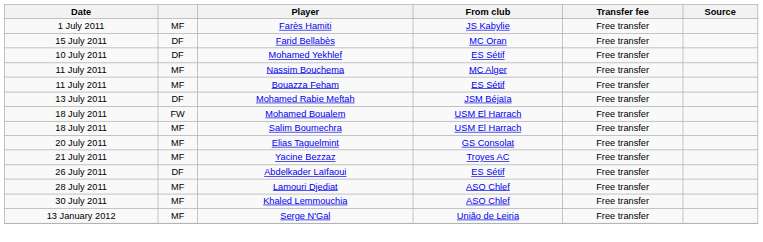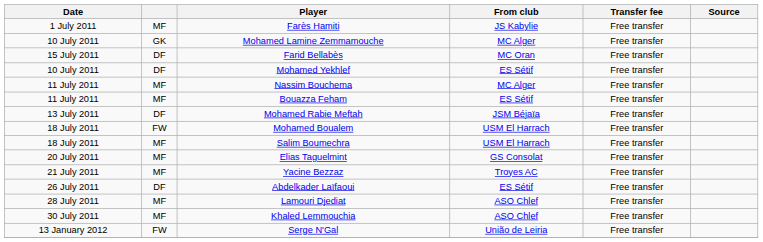+ row: (313, 40)
(178, 215) MF -> (159, 230) FW
